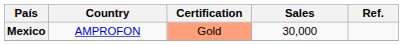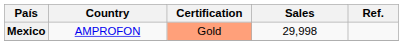(300, 31) 30,000 -> (300, 31) 29,998
